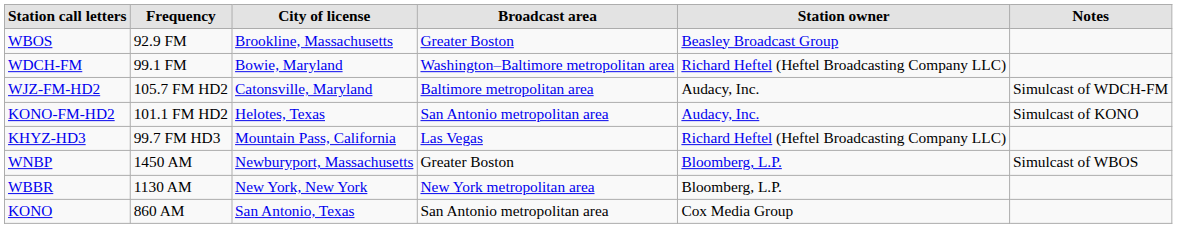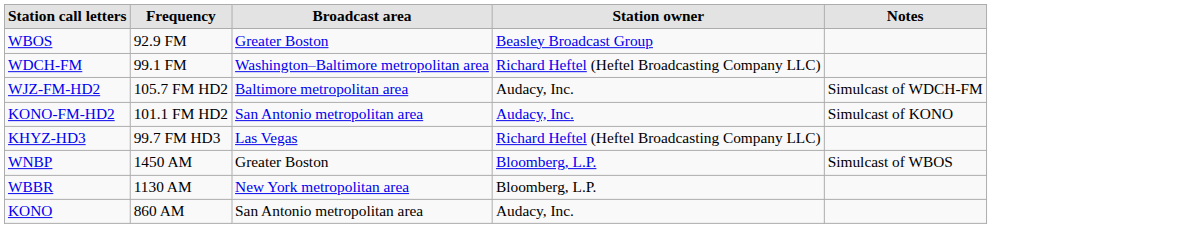- column: (324, 16)
(737, 211) Cox Media Group -> (535, 211) Audacy, Inc.
